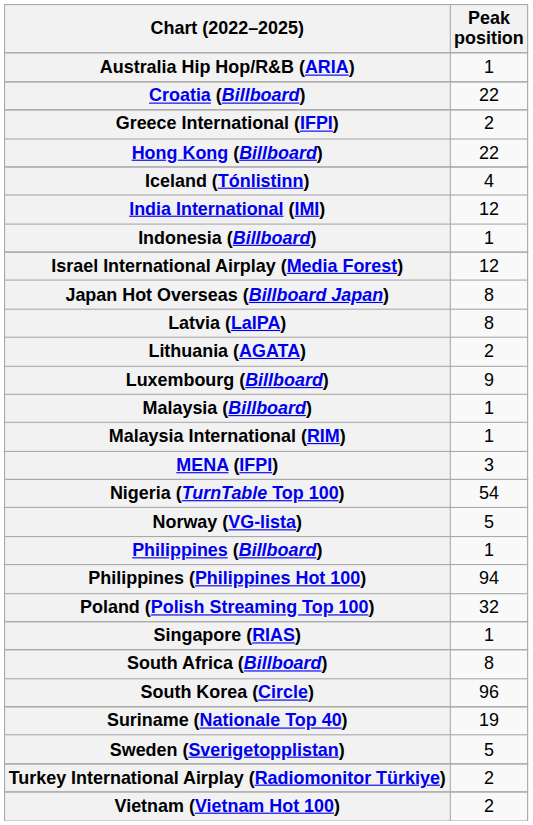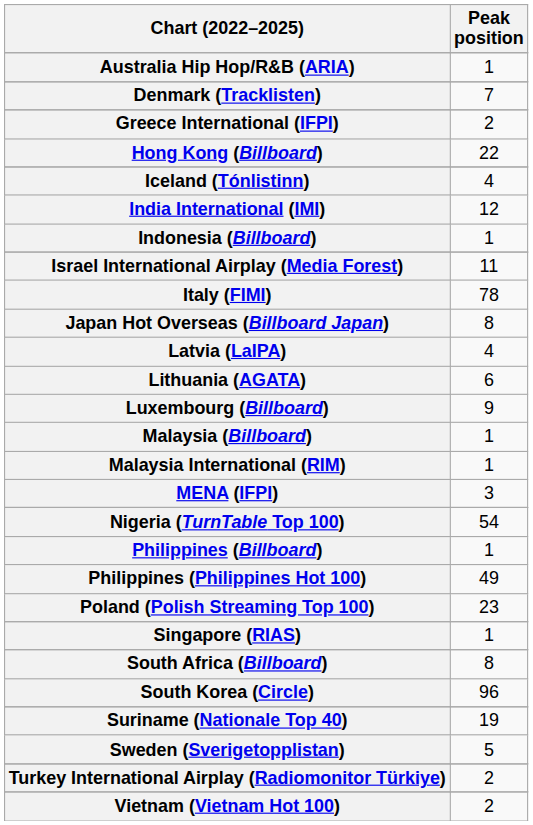- row: (227, 95)
+ row: (227, 95)
(489, 266) 12 -> (489, 266) 11
+ row: (227, 294)
(489, 323) 8 -> (489, 351) 4
(489, 351) 2 -> (489, 379) 6
- row: (227, 522)
(489, 578) 94 -> (489, 578) 49
(489, 607) 32 -> (489, 607) 23
